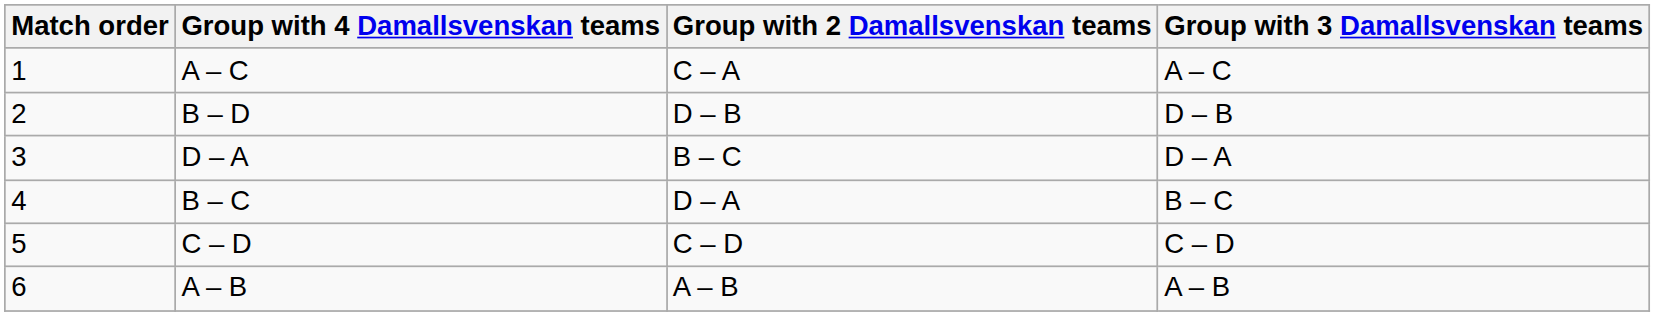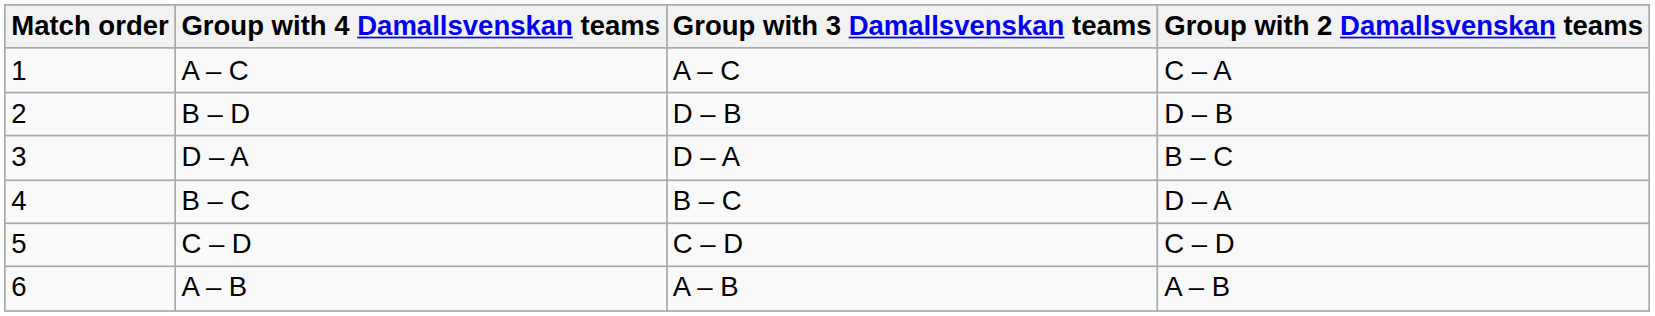columns swapped: (1404, 26) <-> (912, 26)
